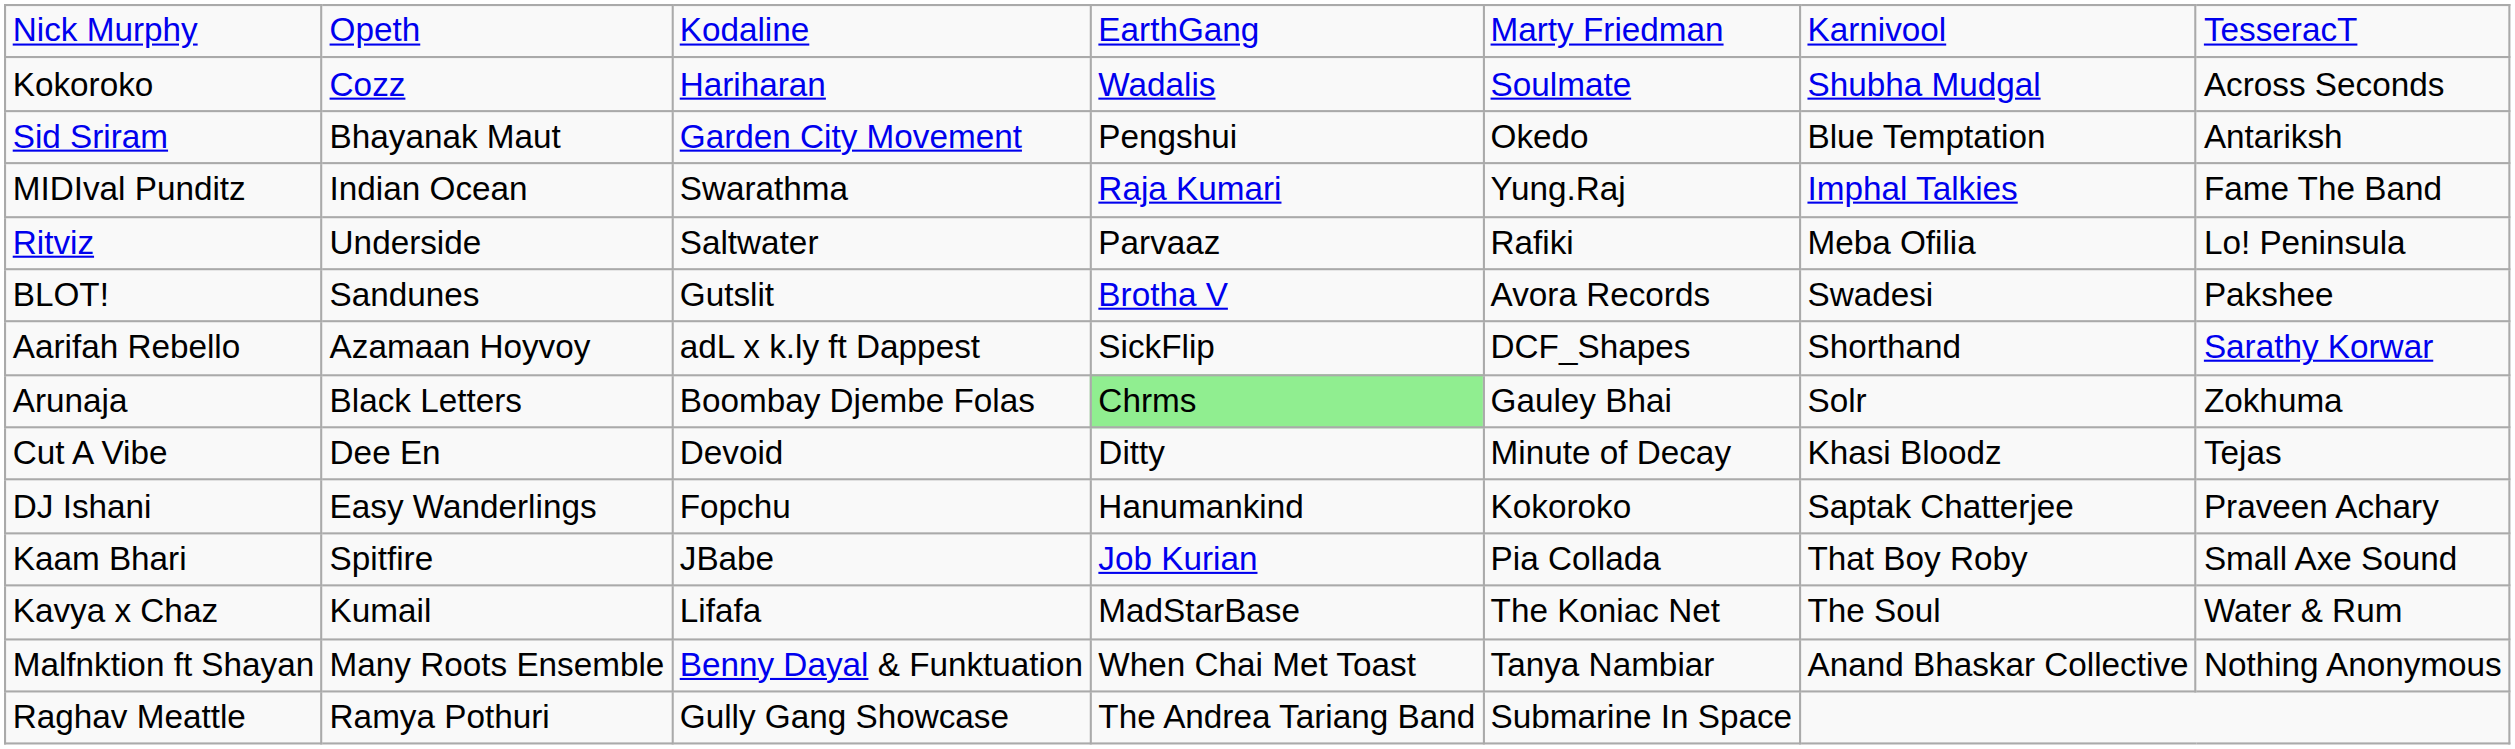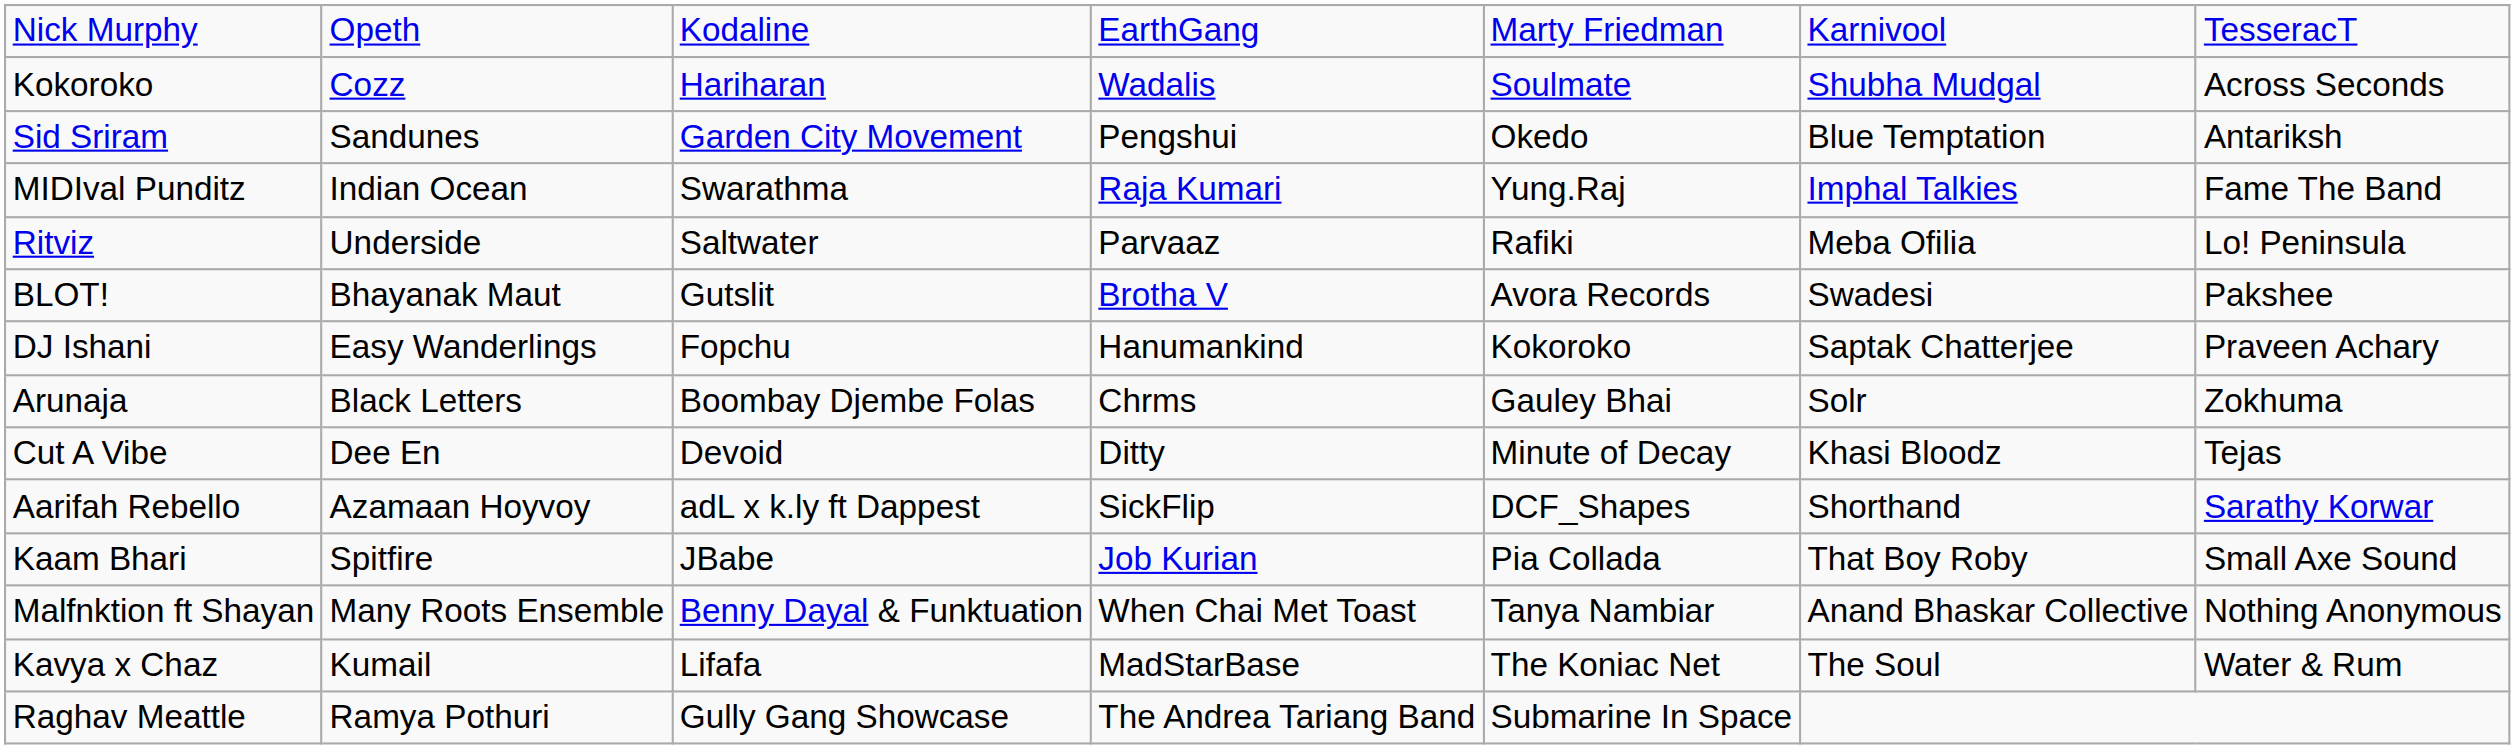(445, 136) Bhayanak Maut -> (405, 136) Sandunes
(405, 294) Sandunes -> (445, 294) Bhayanak Maut
rows swapped: (126, 347) <-> (82, 505)
(1147, 400) lightgreen background -> (1147, 400) no background
rows swapped: (115, 611) <-> (163, 664)
